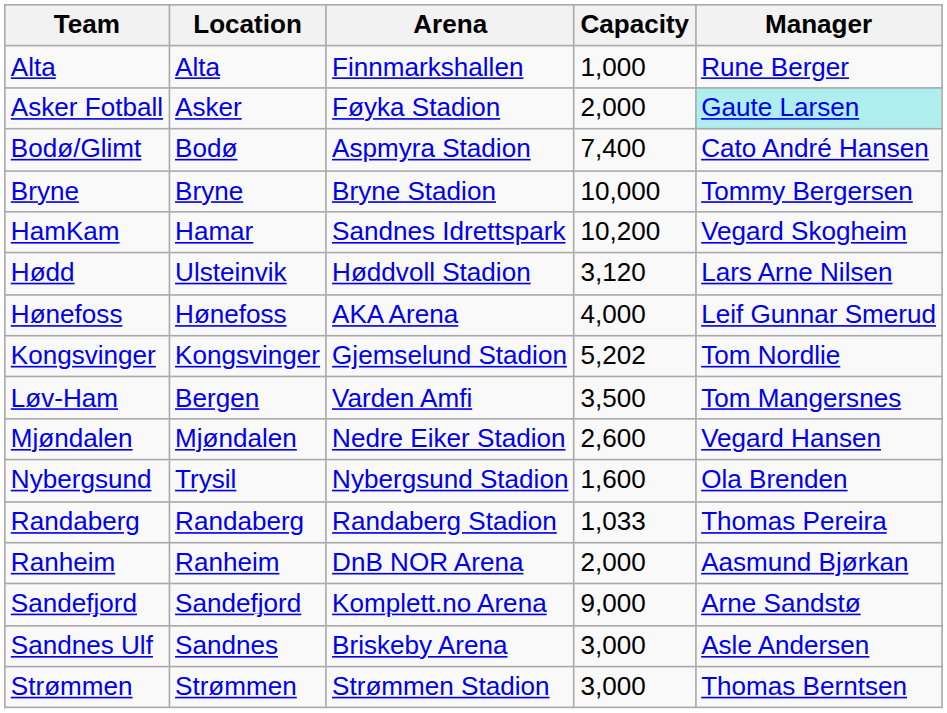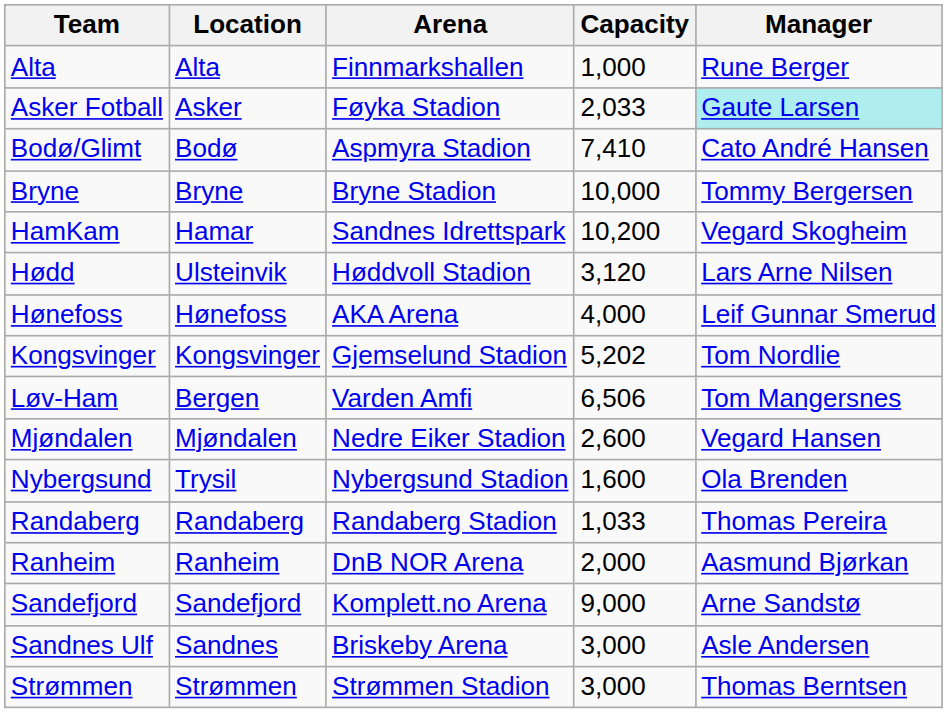(613, 107) 2,000 -> (613, 107) 2,033
(613, 149) 7,400 -> (613, 149) 7,410
(613, 397) 3,500 -> (613, 397) 6,506
